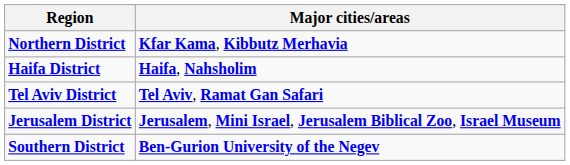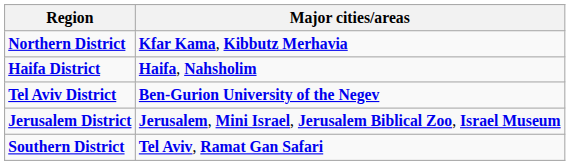(231, 95) Tel Aviv, Ramat Gan Safari -> (259, 95) Ben-Gurion University of the Negev
(259, 147) Ben-Gurion University of the Negev -> (231, 147) Tel Aviv, Ramat Gan Safari
